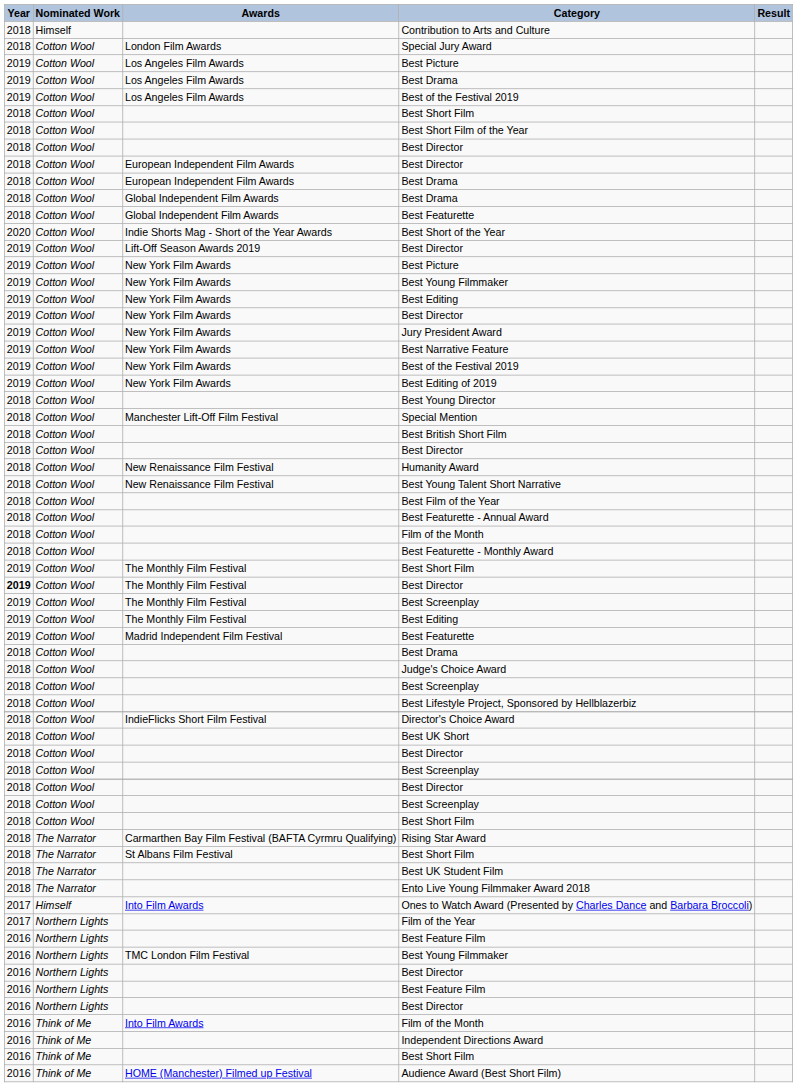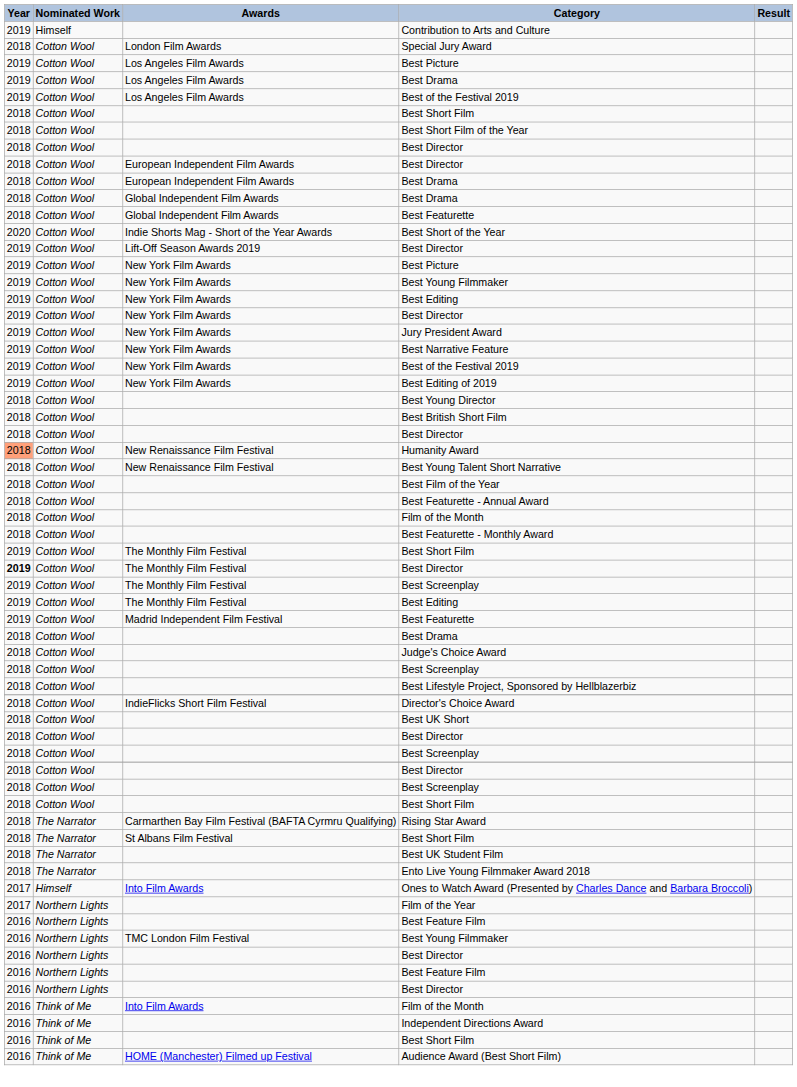(19, 30) 2018 -> (19, 30) 2019
- row: (202, 417)
(19, 468) no background -> (19, 451) lightsalmon background
